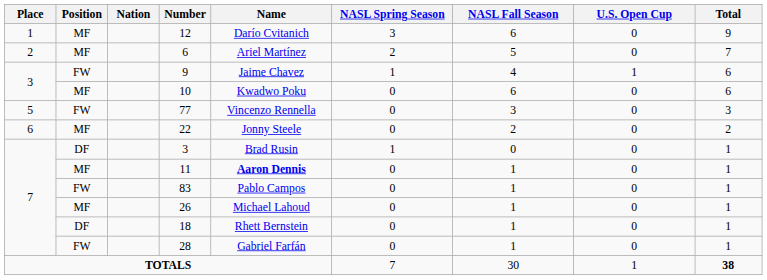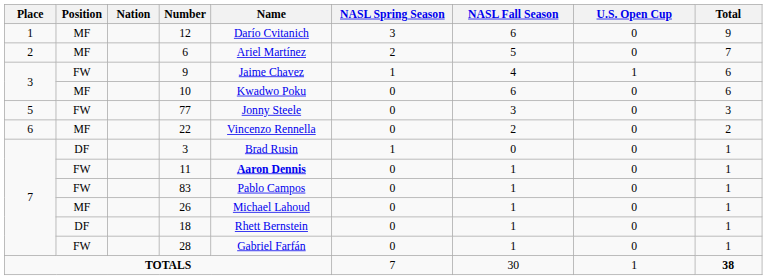(271, 110) Vincenzo Rennella -> (271, 110) Jonny Steele
(271, 130) Jonny Steele -> (271, 130) Vincenzo Rennella
(82, 168) MF -> (82, 168) FW
